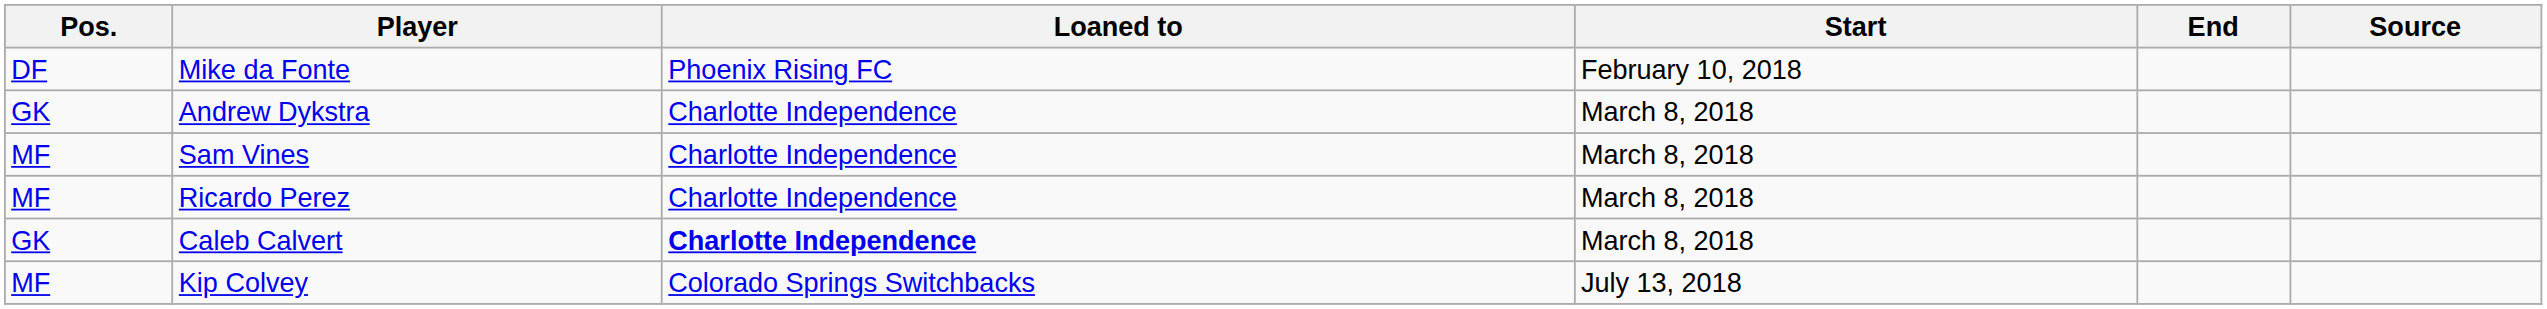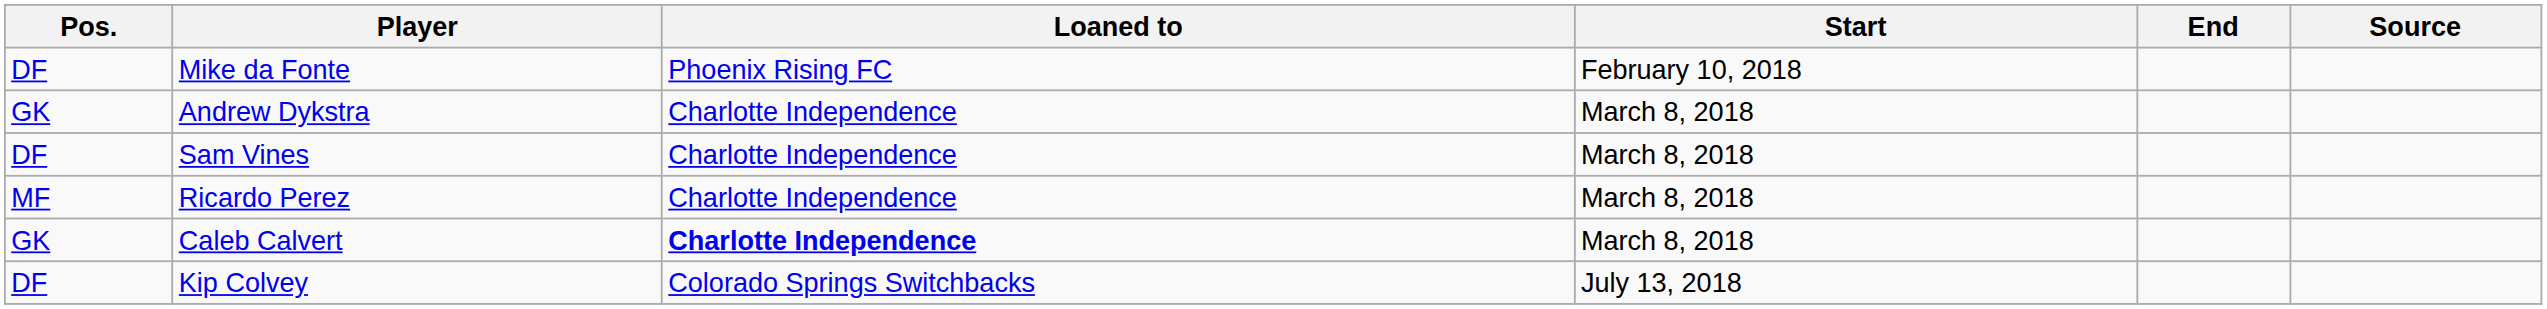(31, 155) MF -> (29, 155) DF
(31, 283) MF -> (29, 283) DF
